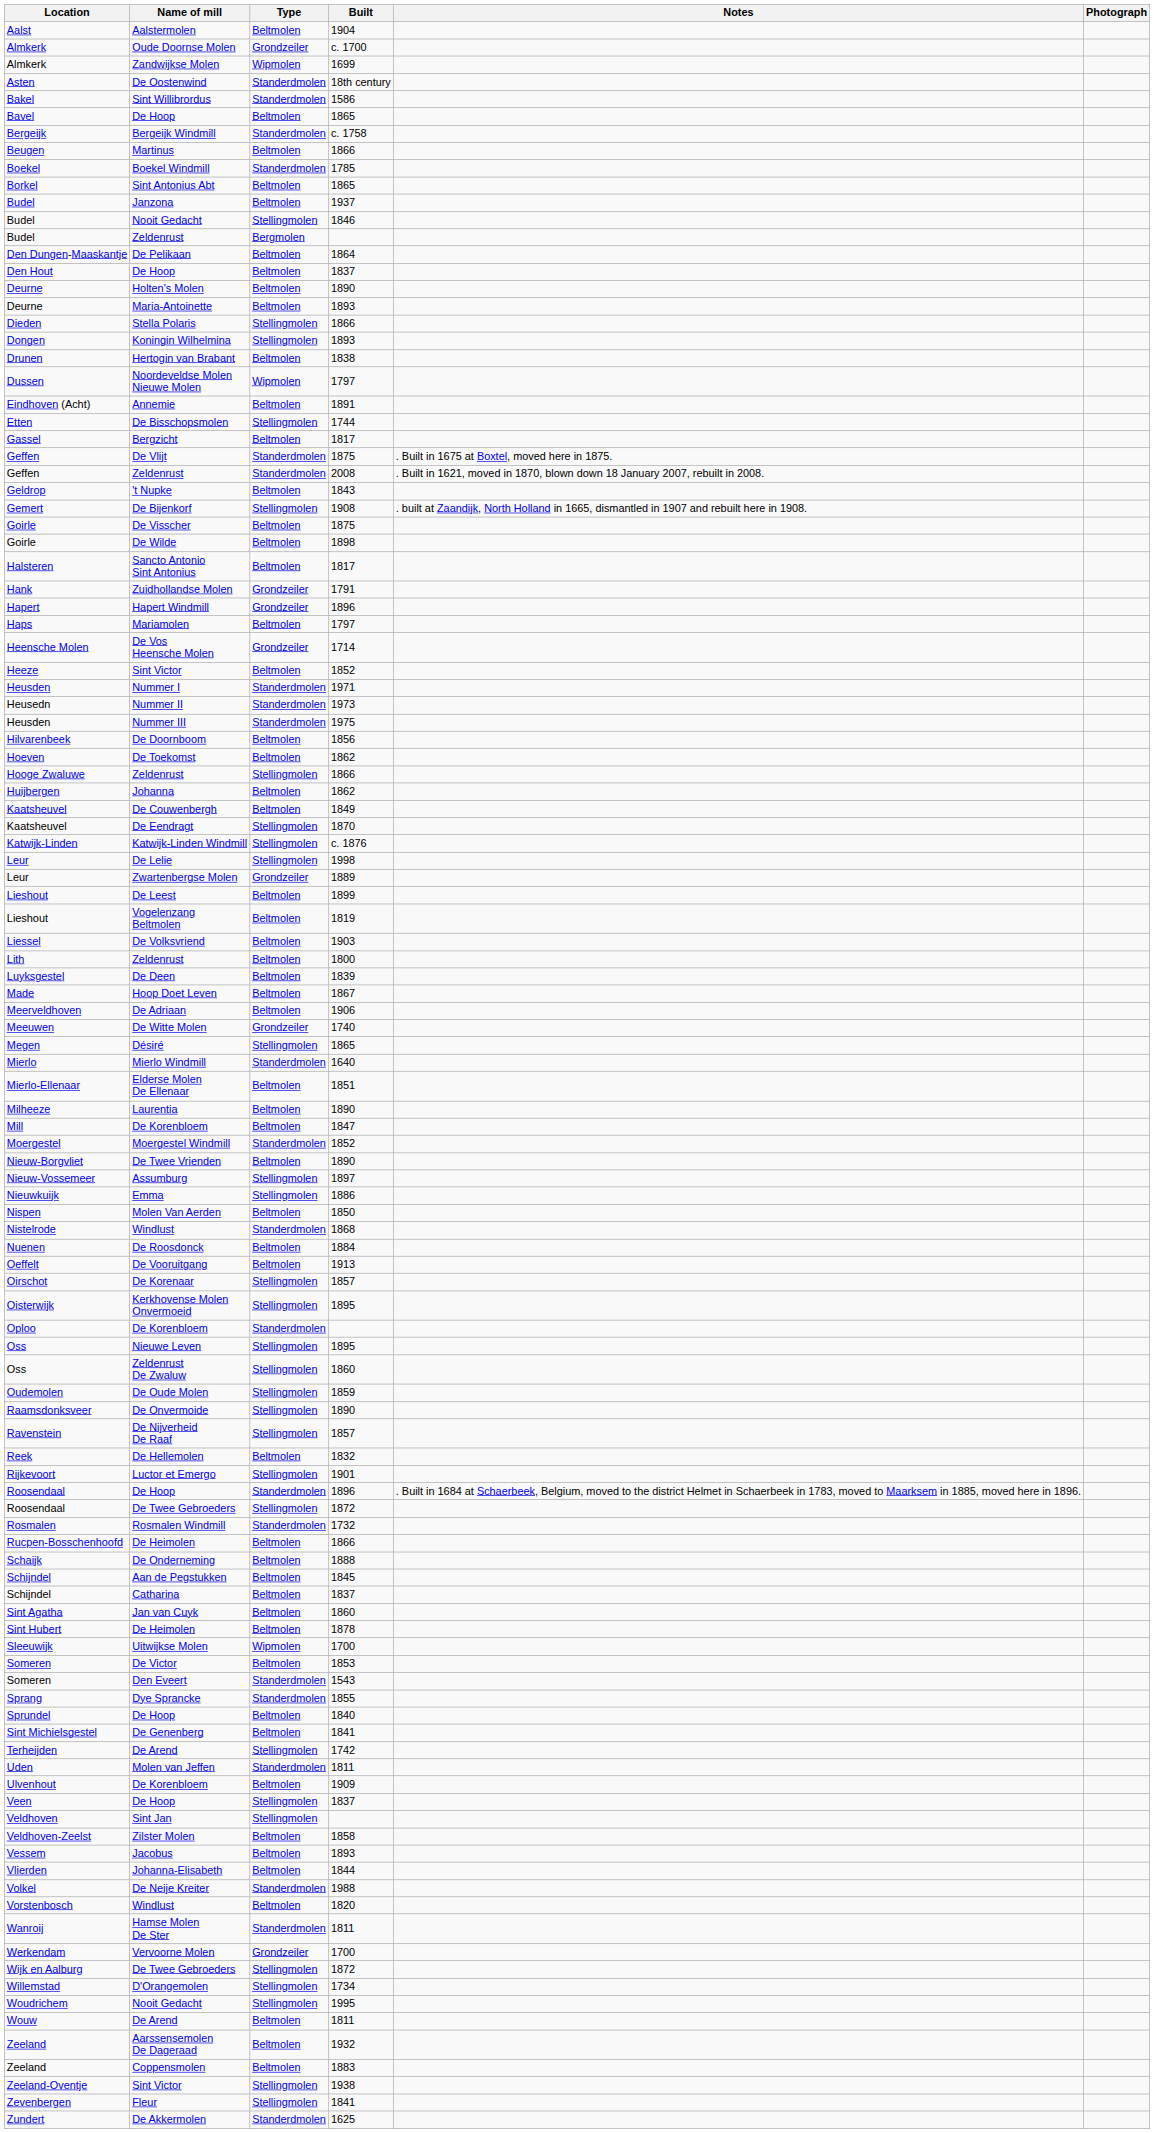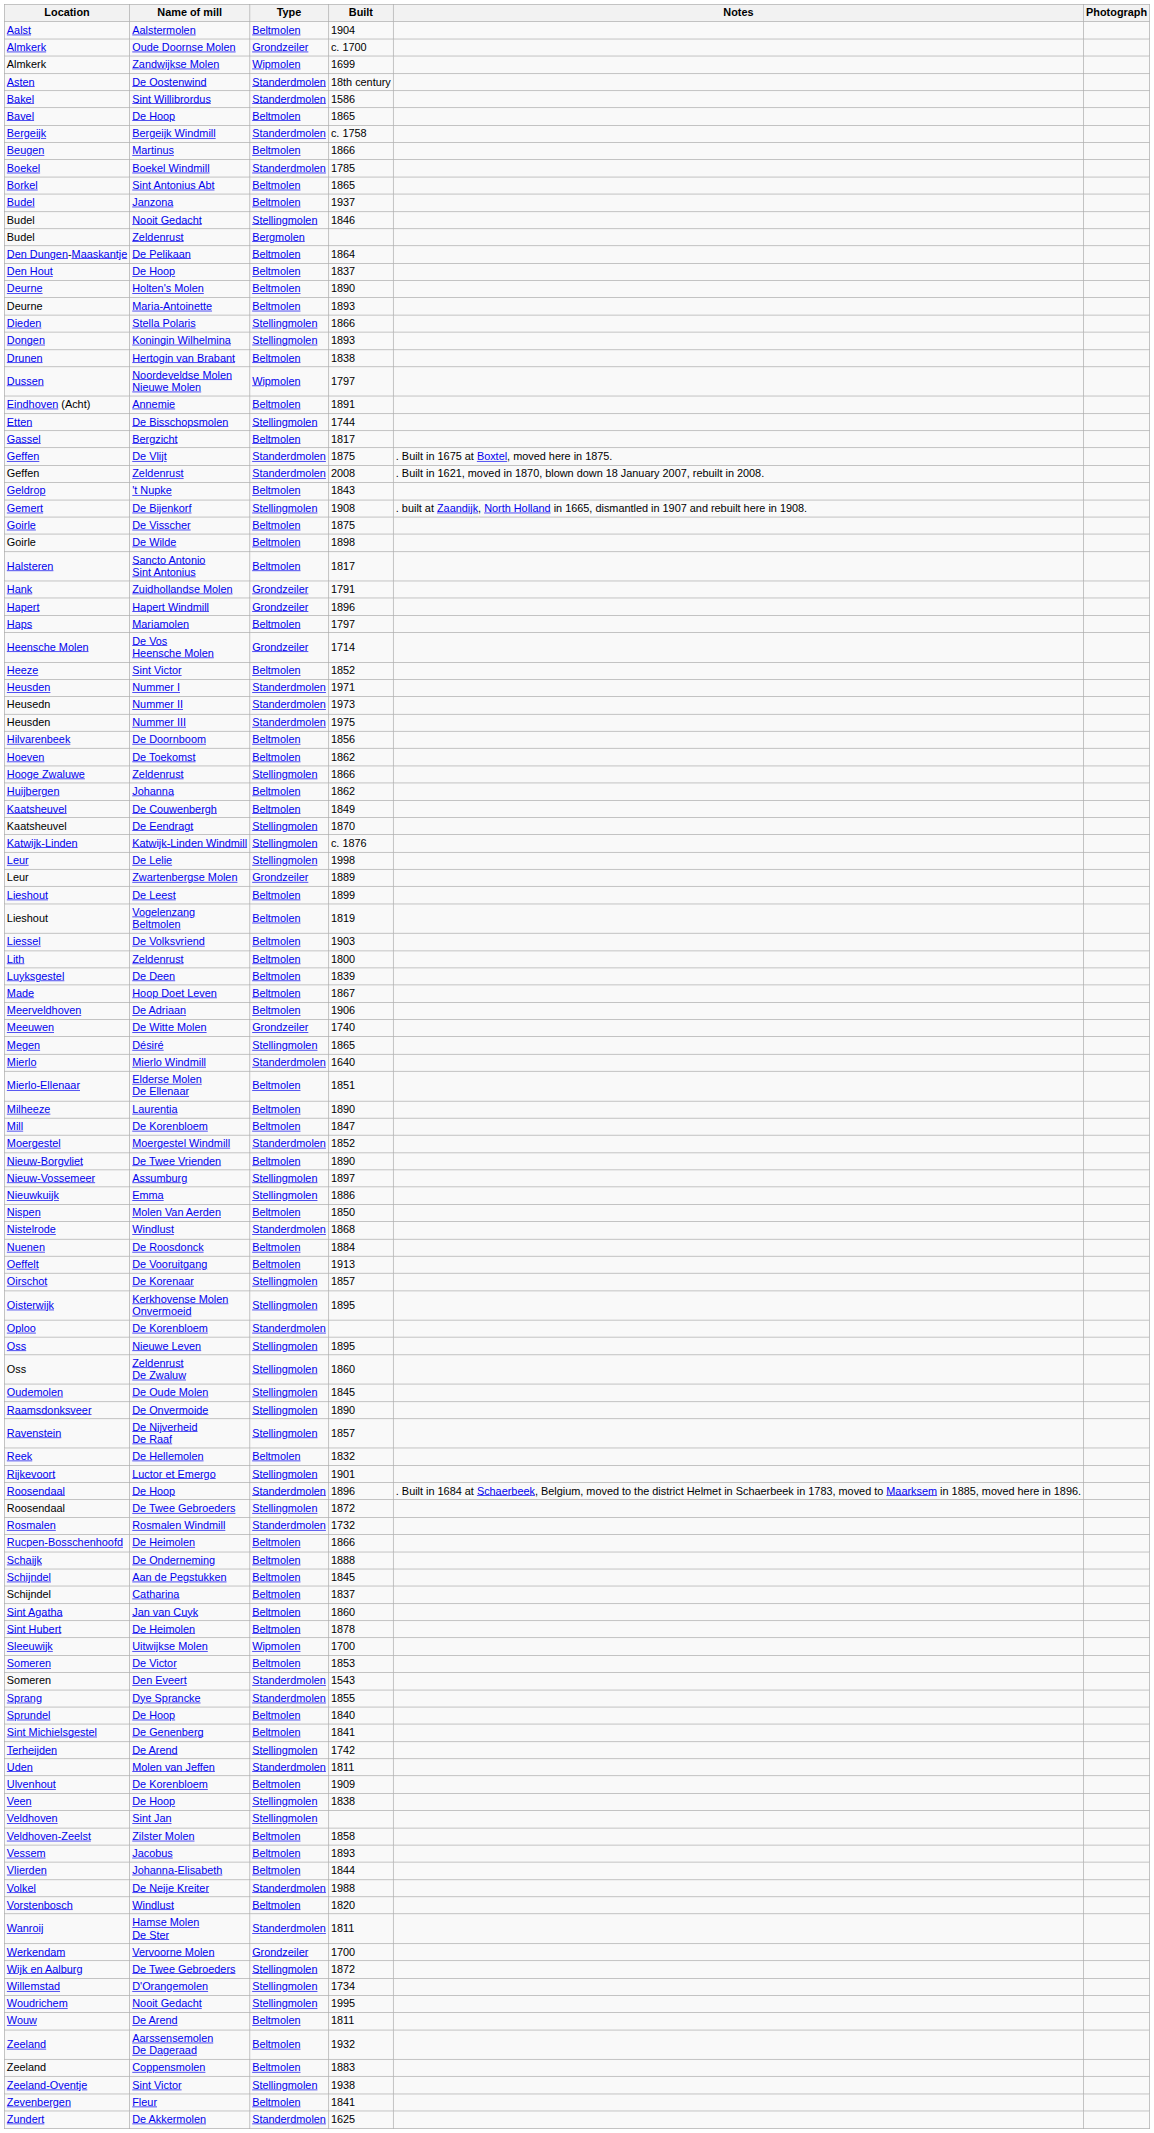(343, 1392) 1859 -> (343, 1392) 1845
(343, 1802) 1837 -> (343, 1802) 1838
(285, 2102) Stellingmolen -> (276, 2102) Beltmolen
